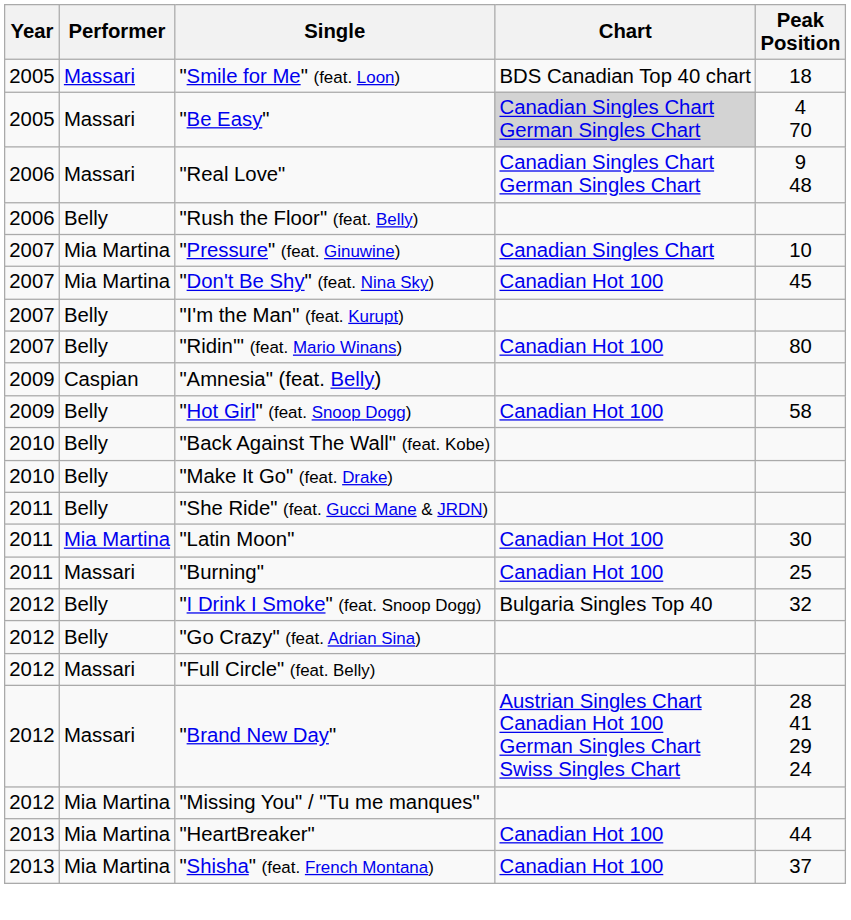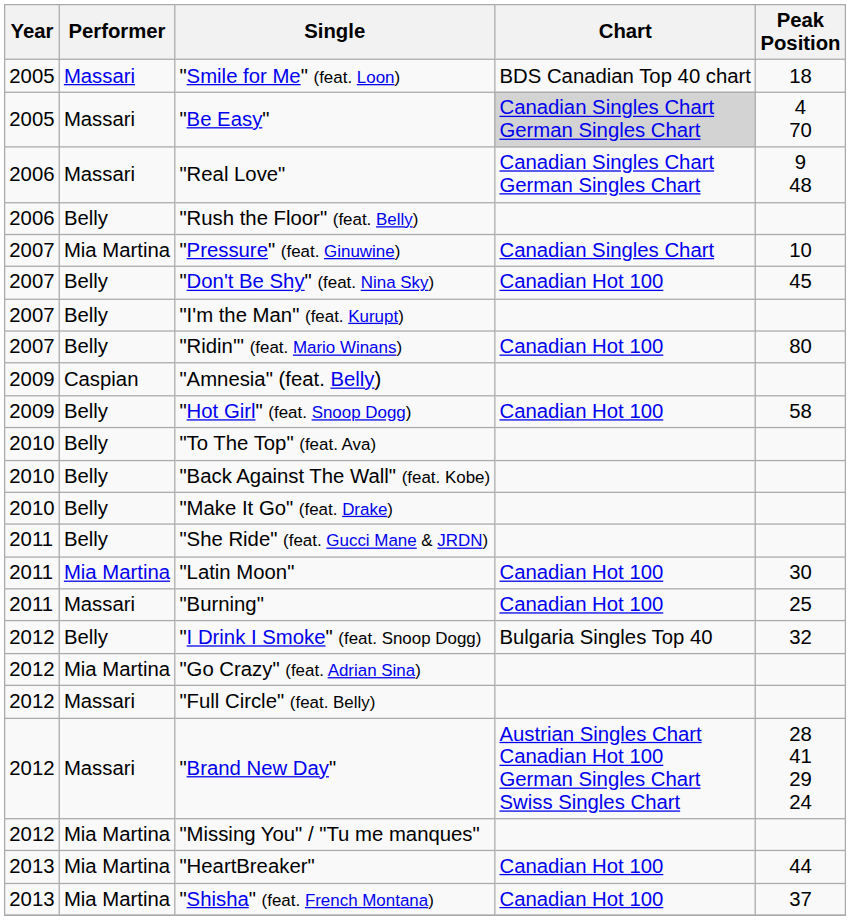(117, 282) Mia Martina -> (86, 282) Belly
+ row: (278, 443)
(86, 637) Belly -> (117, 669) Mia Martina
